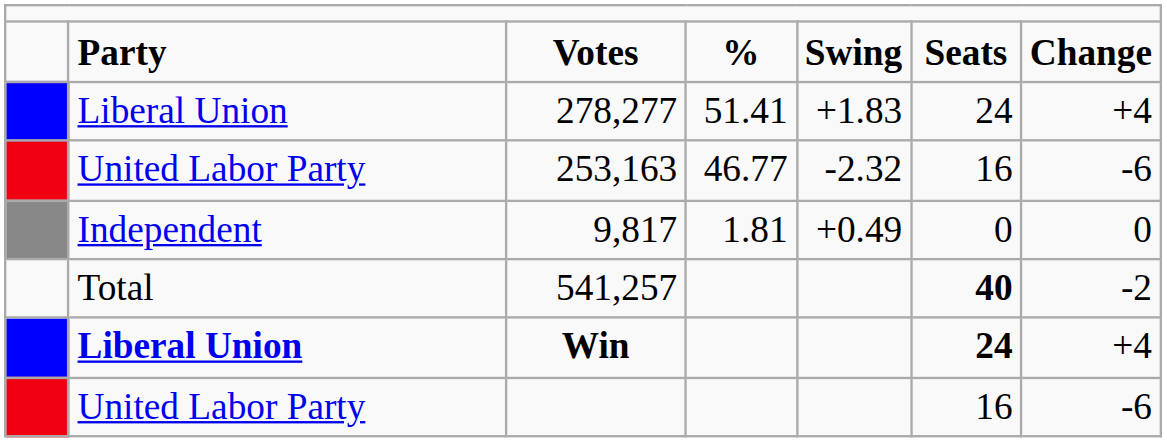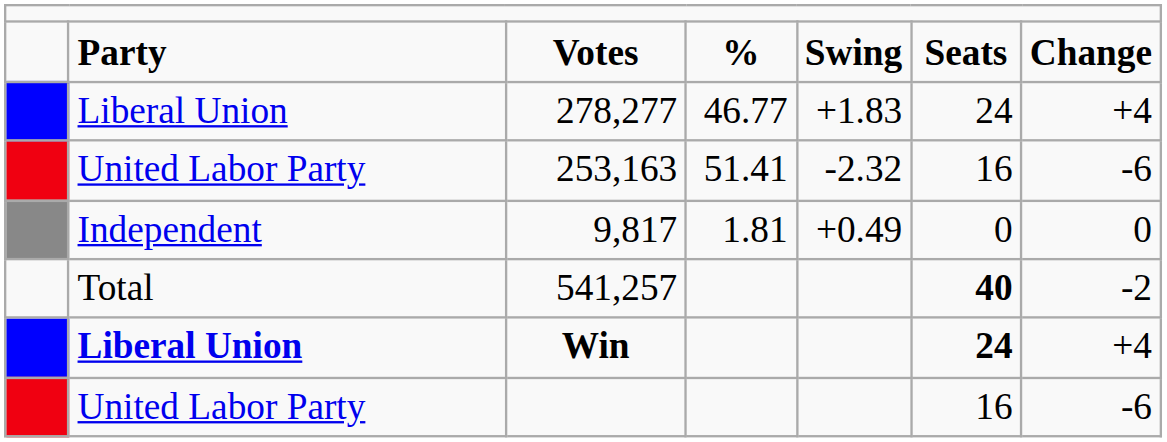(746, 110) 51.41 -> (746, 110) 46.77
(746, 169) 46.77 -> (746, 169) 51.41
